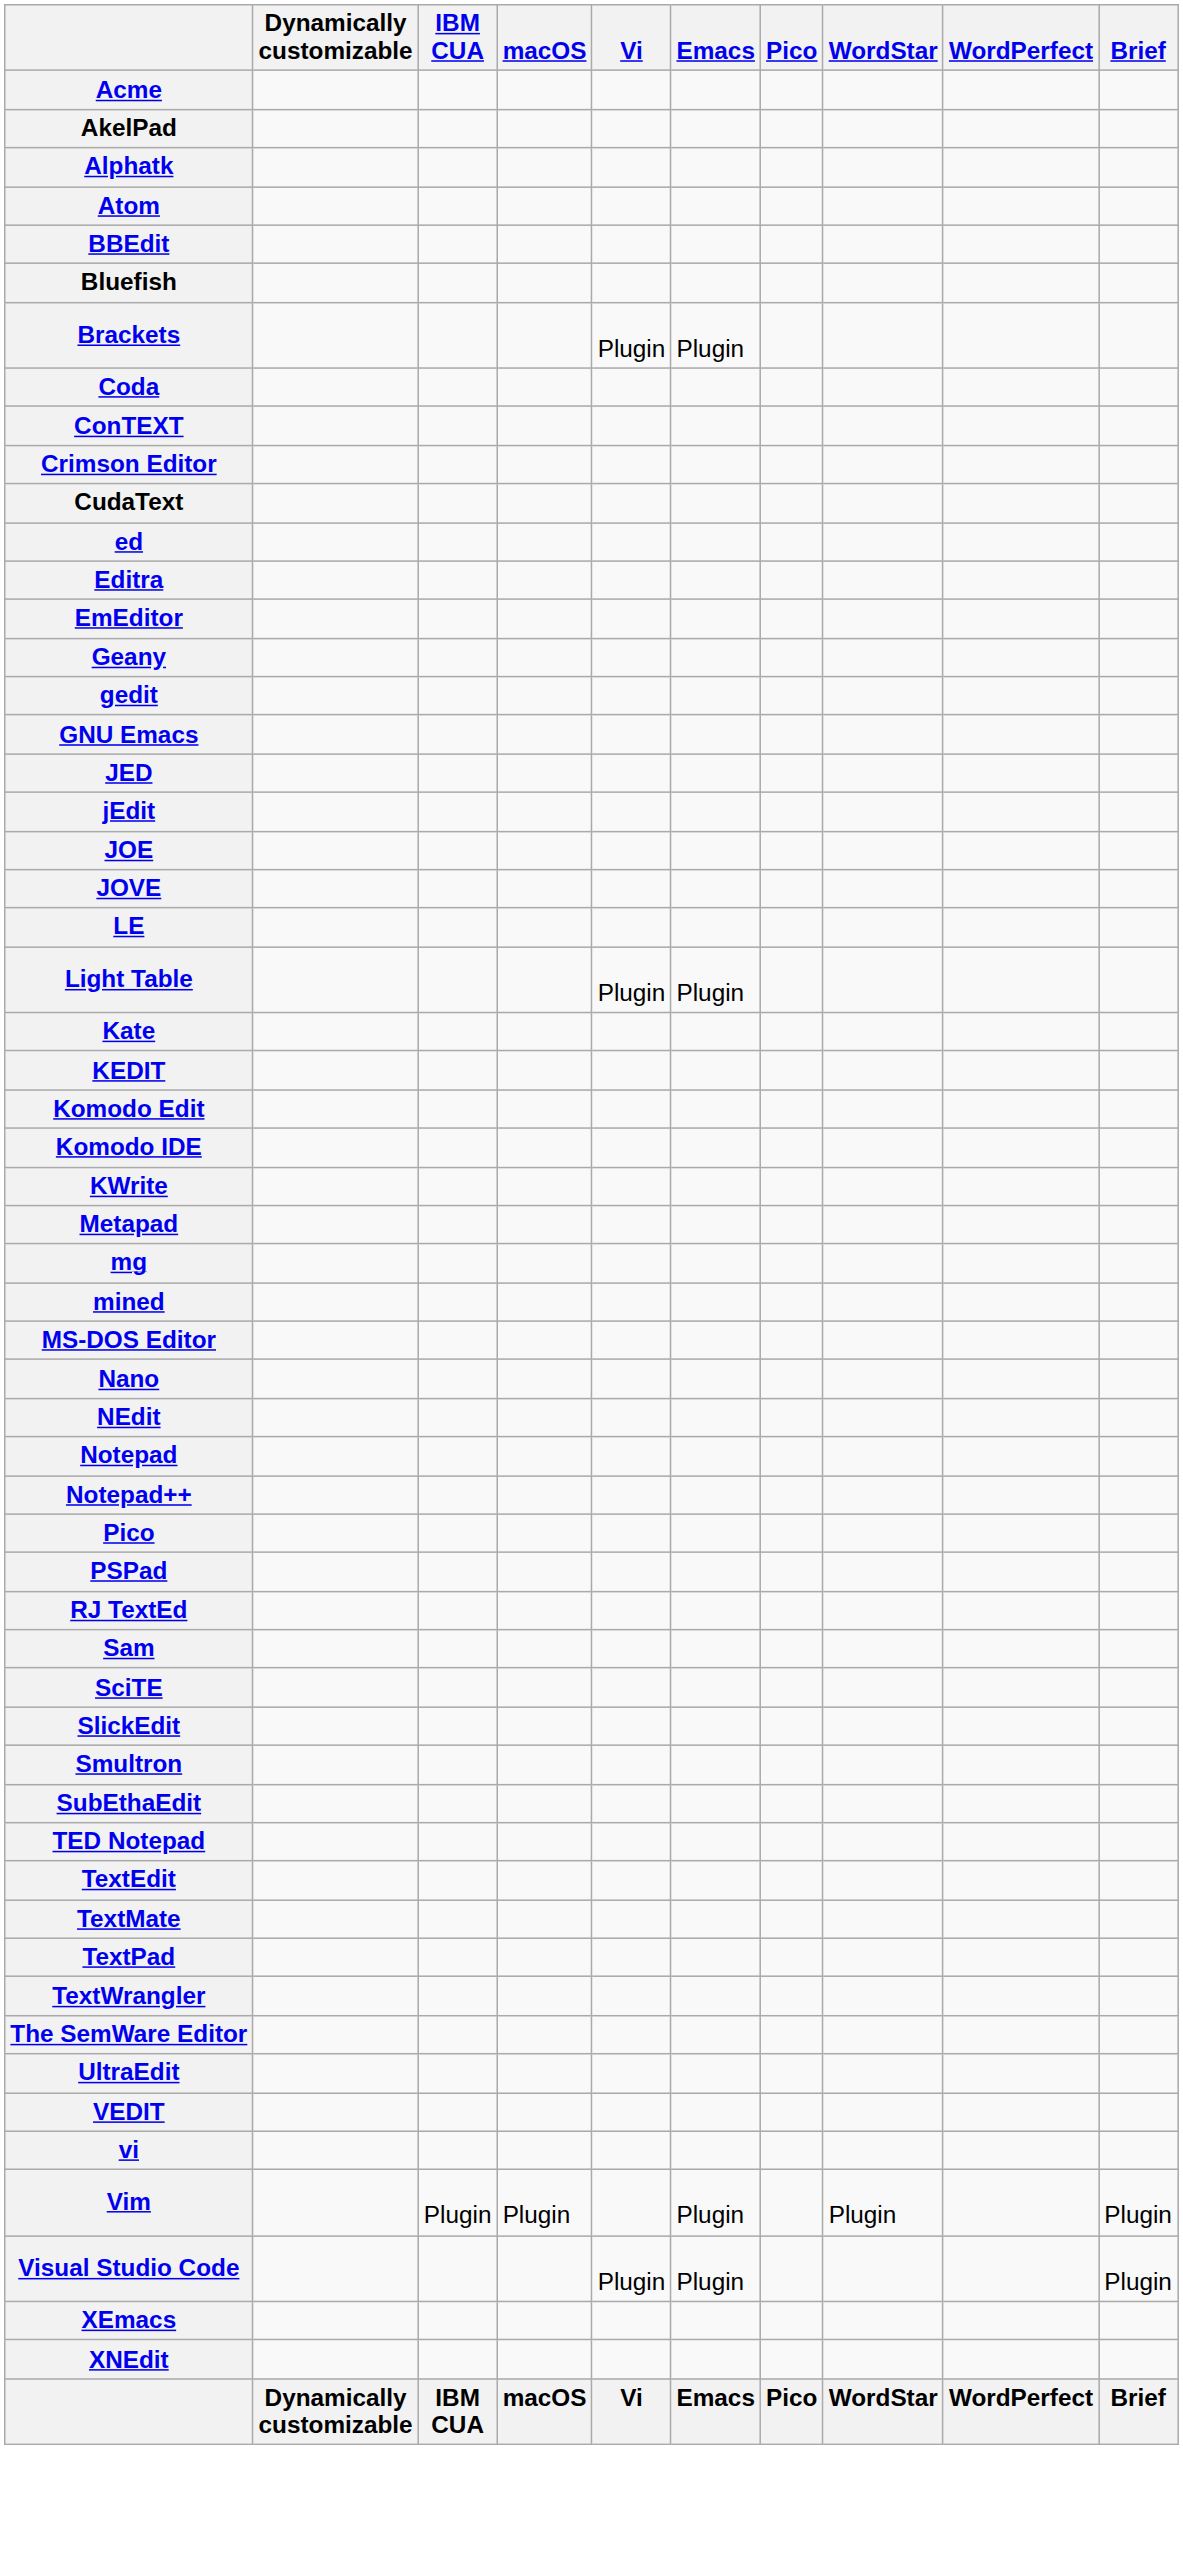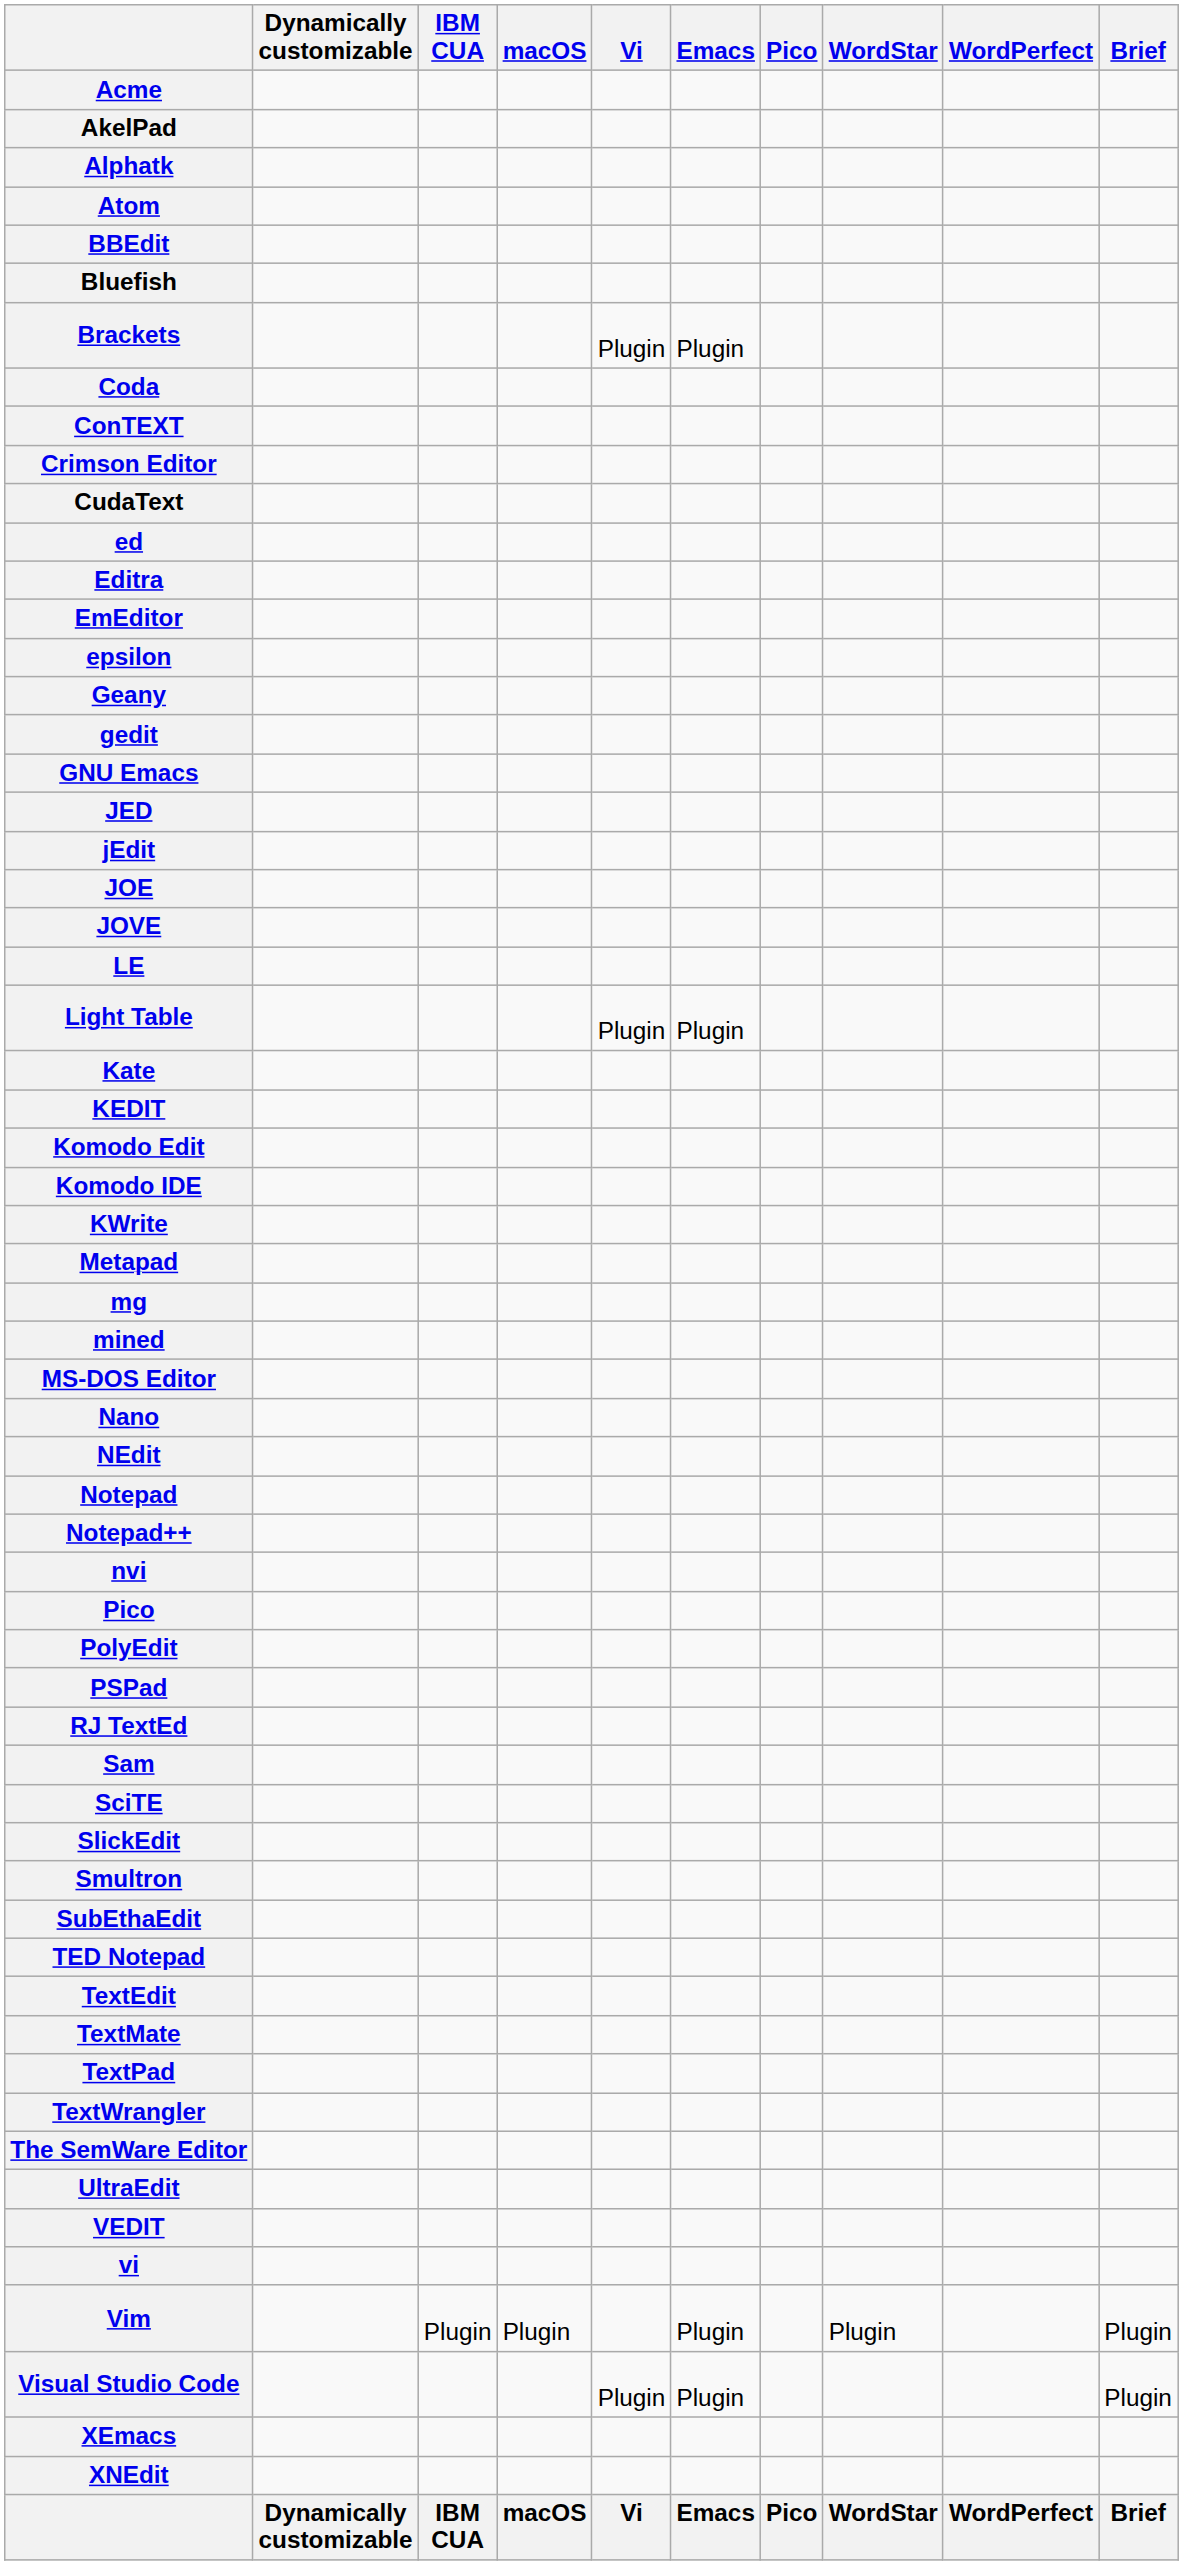+ row: (129, 657)
+ row: (129, 1571)
+ row: (129, 1648)
